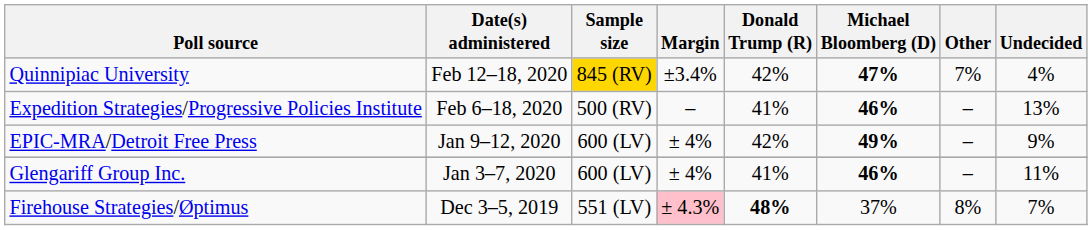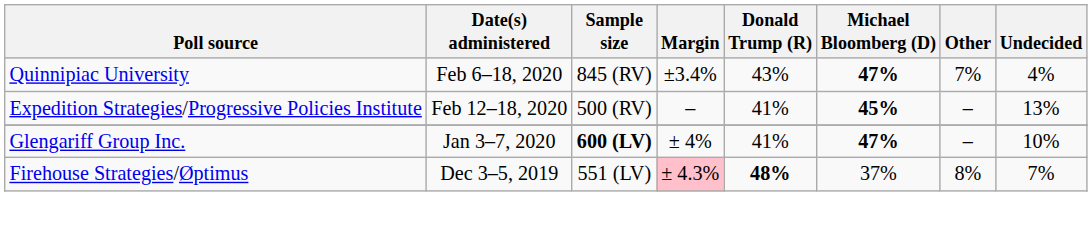(499, 74) Feb 12–18, 2020 -> (499, 74) Feb 6–18, 2020
(614, 74) gold background -> (614, 74) no background
(770, 74) 42% -> (770, 74) 43%
(499, 108) Feb 6–18, 2020 -> (499, 108) Feb 12–18, 2020
(878, 108) 46% -> (878, 108) 45%
- row: (133, 141)
(614, 174) normal -> (614, 141) bold
(878, 174) 46% -> (878, 141) 47%
(1041, 174) 11% -> (1041, 141) 10%
